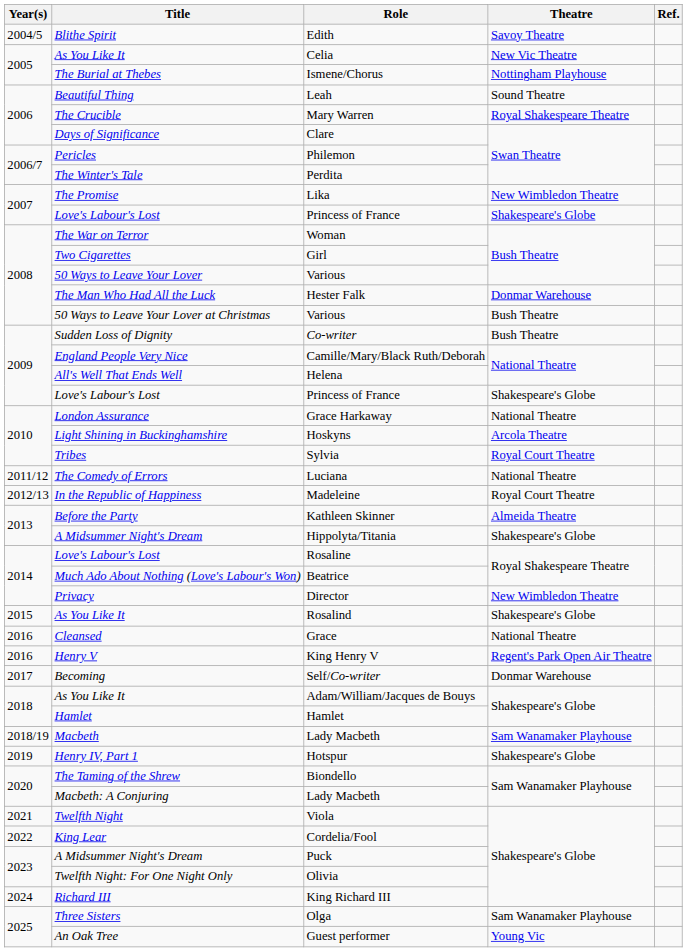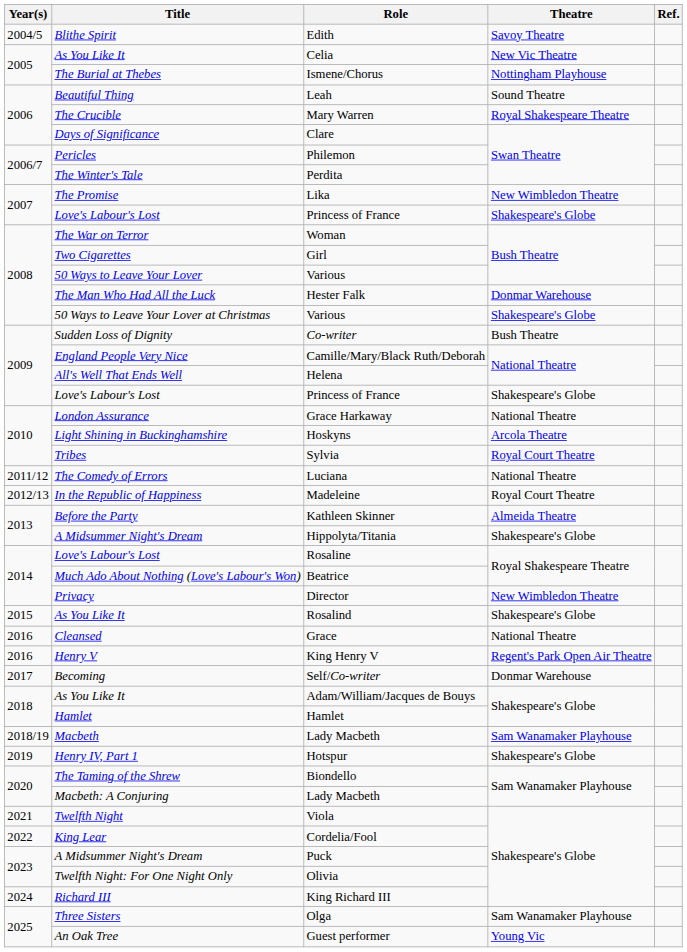(525, 315) Bush Theatre -> (543, 315) Shakespeare's Globe
